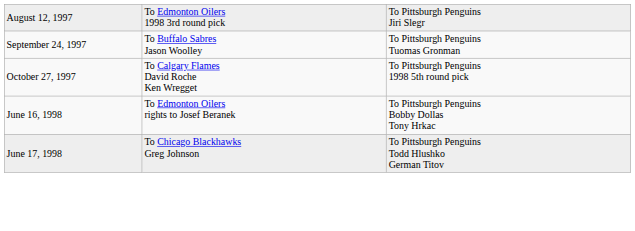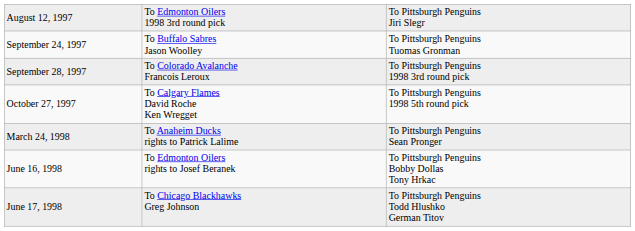+ row: (46, 71)
+ row: (38, 136)
